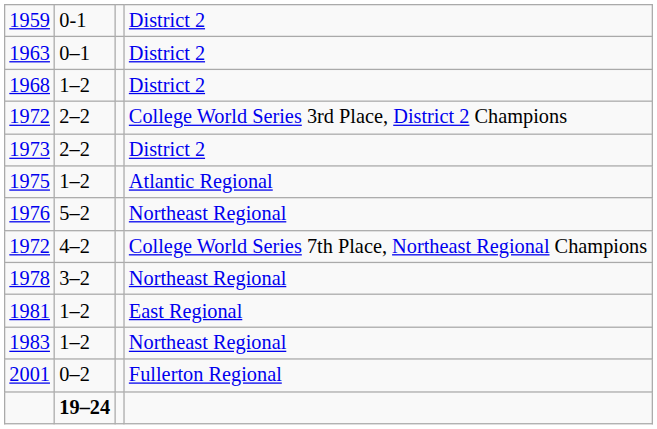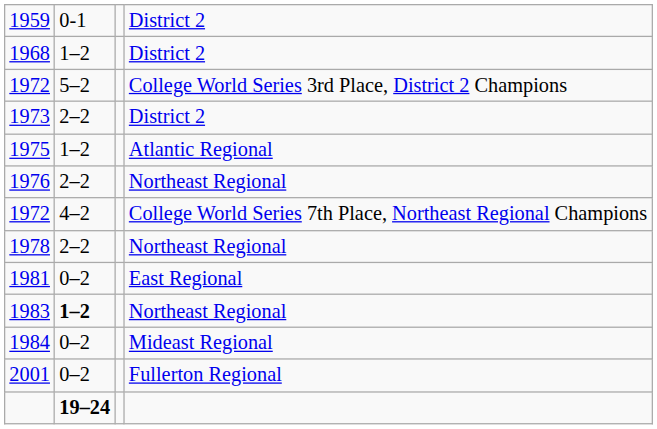- row: (30, 52)
(75, 117) 2–2 -> (75, 85) 5–2
(75, 213) 5–2 -> (75, 181) 2–2
(75, 278) 3–2 -> (75, 246) 2–2
(75, 310) 1–2 -> (75, 278) 0–2
(75, 342) normal -> (75, 310) bold
+ row: (30, 342)
